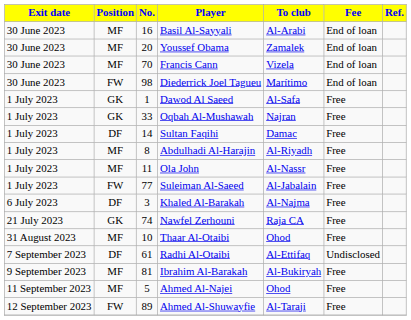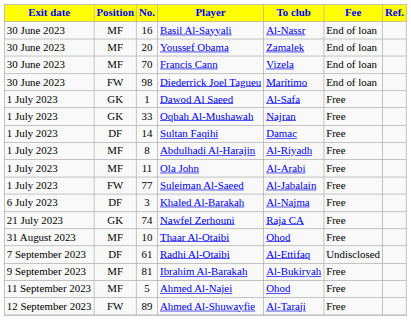(286, 30) Al-Arabi -> (286, 30) Al-Nassr
(286, 168) Al-Nassr -> (286, 168) Al-Arabi
